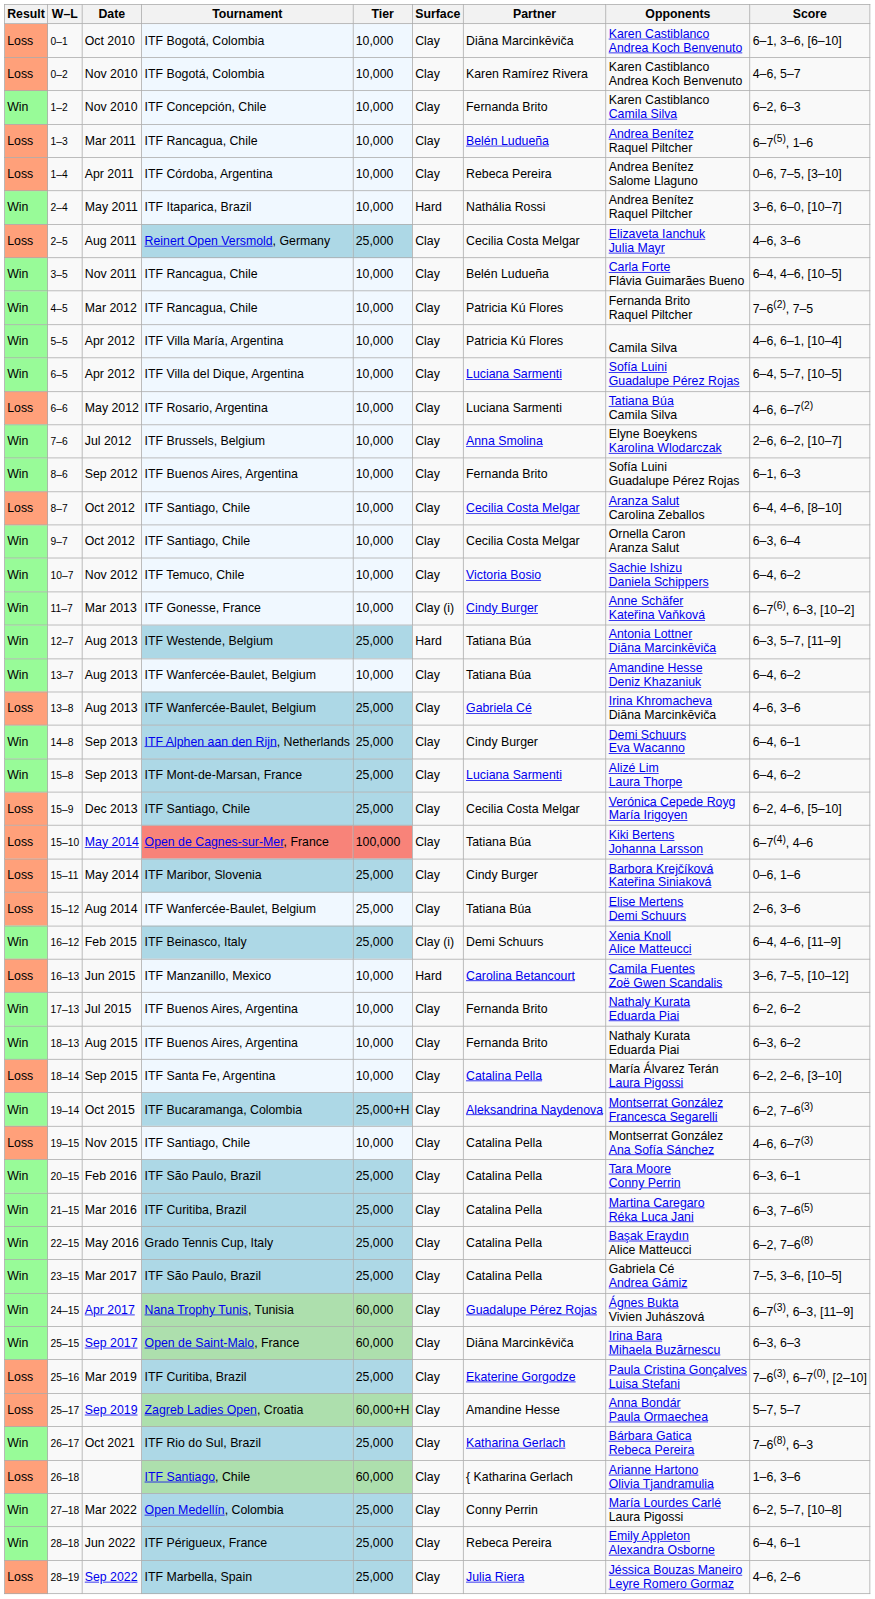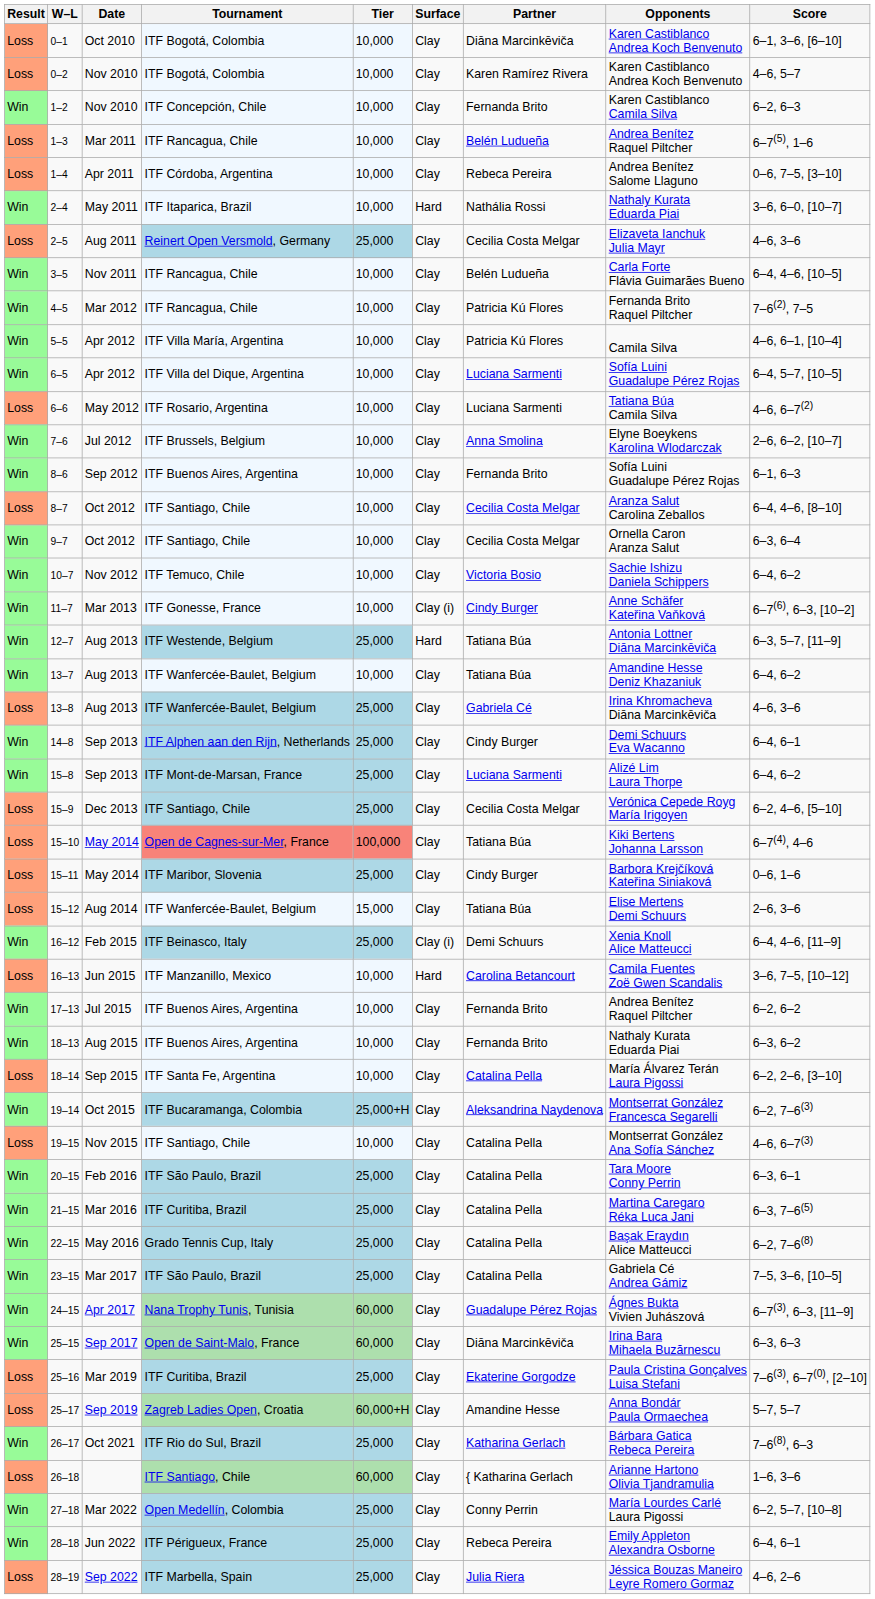(651, 207) Andrea Benítez Raquel Piltcher -> (649, 207) Nathaly Kurata Eduarda Piai
(375, 909) 25,000 -> (375, 909) 15,000
(649, 1009) Nathaly Kurata Eduarda Piai -> (651, 1009) Andrea Benítez Raquel Piltcher
